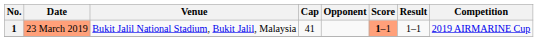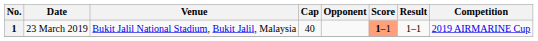(57, 28) lightsalmon background -> (57, 28) no background
(310, 28) 41 -> (310, 28) 40
